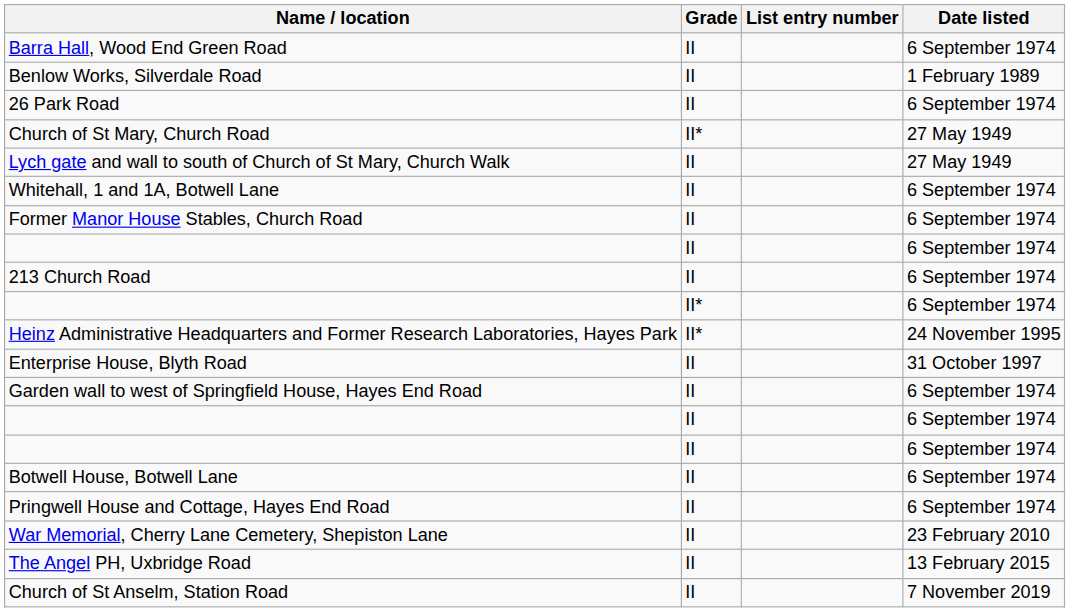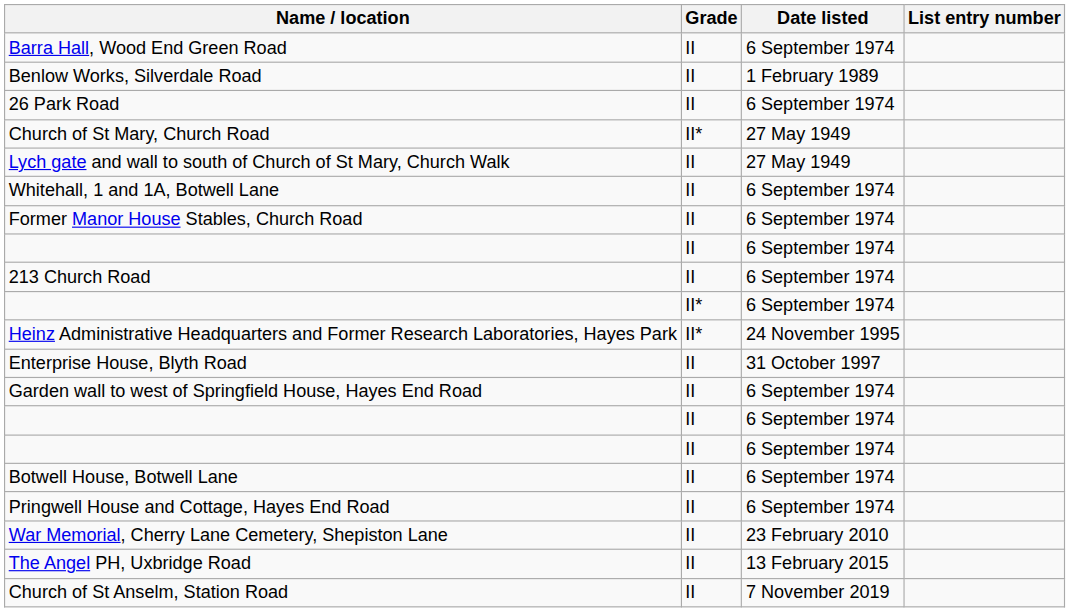columns swapped: (984, 18) <-> (822, 18)
